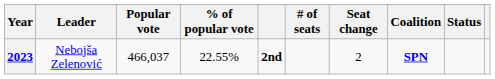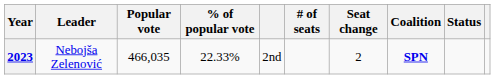(148, 56) 466,037 -> (149, 56) 466,035
(219, 56) 22.55% -> (220, 56) 22.33%
(272, 56) bold -> (272, 56) normal
